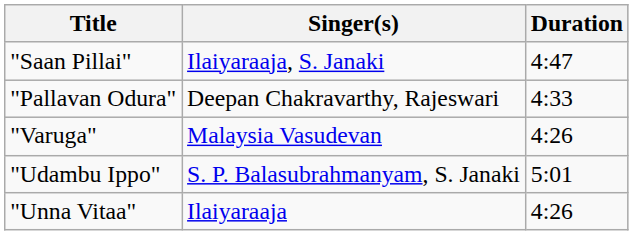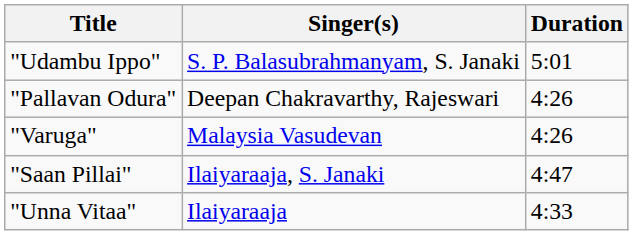rows swapped: (71, 60) <-> (85, 173)
(552, 98) 4:33 -> (552, 98) 4:26
(552, 211) 4:26 -> (552, 211) 4:33
